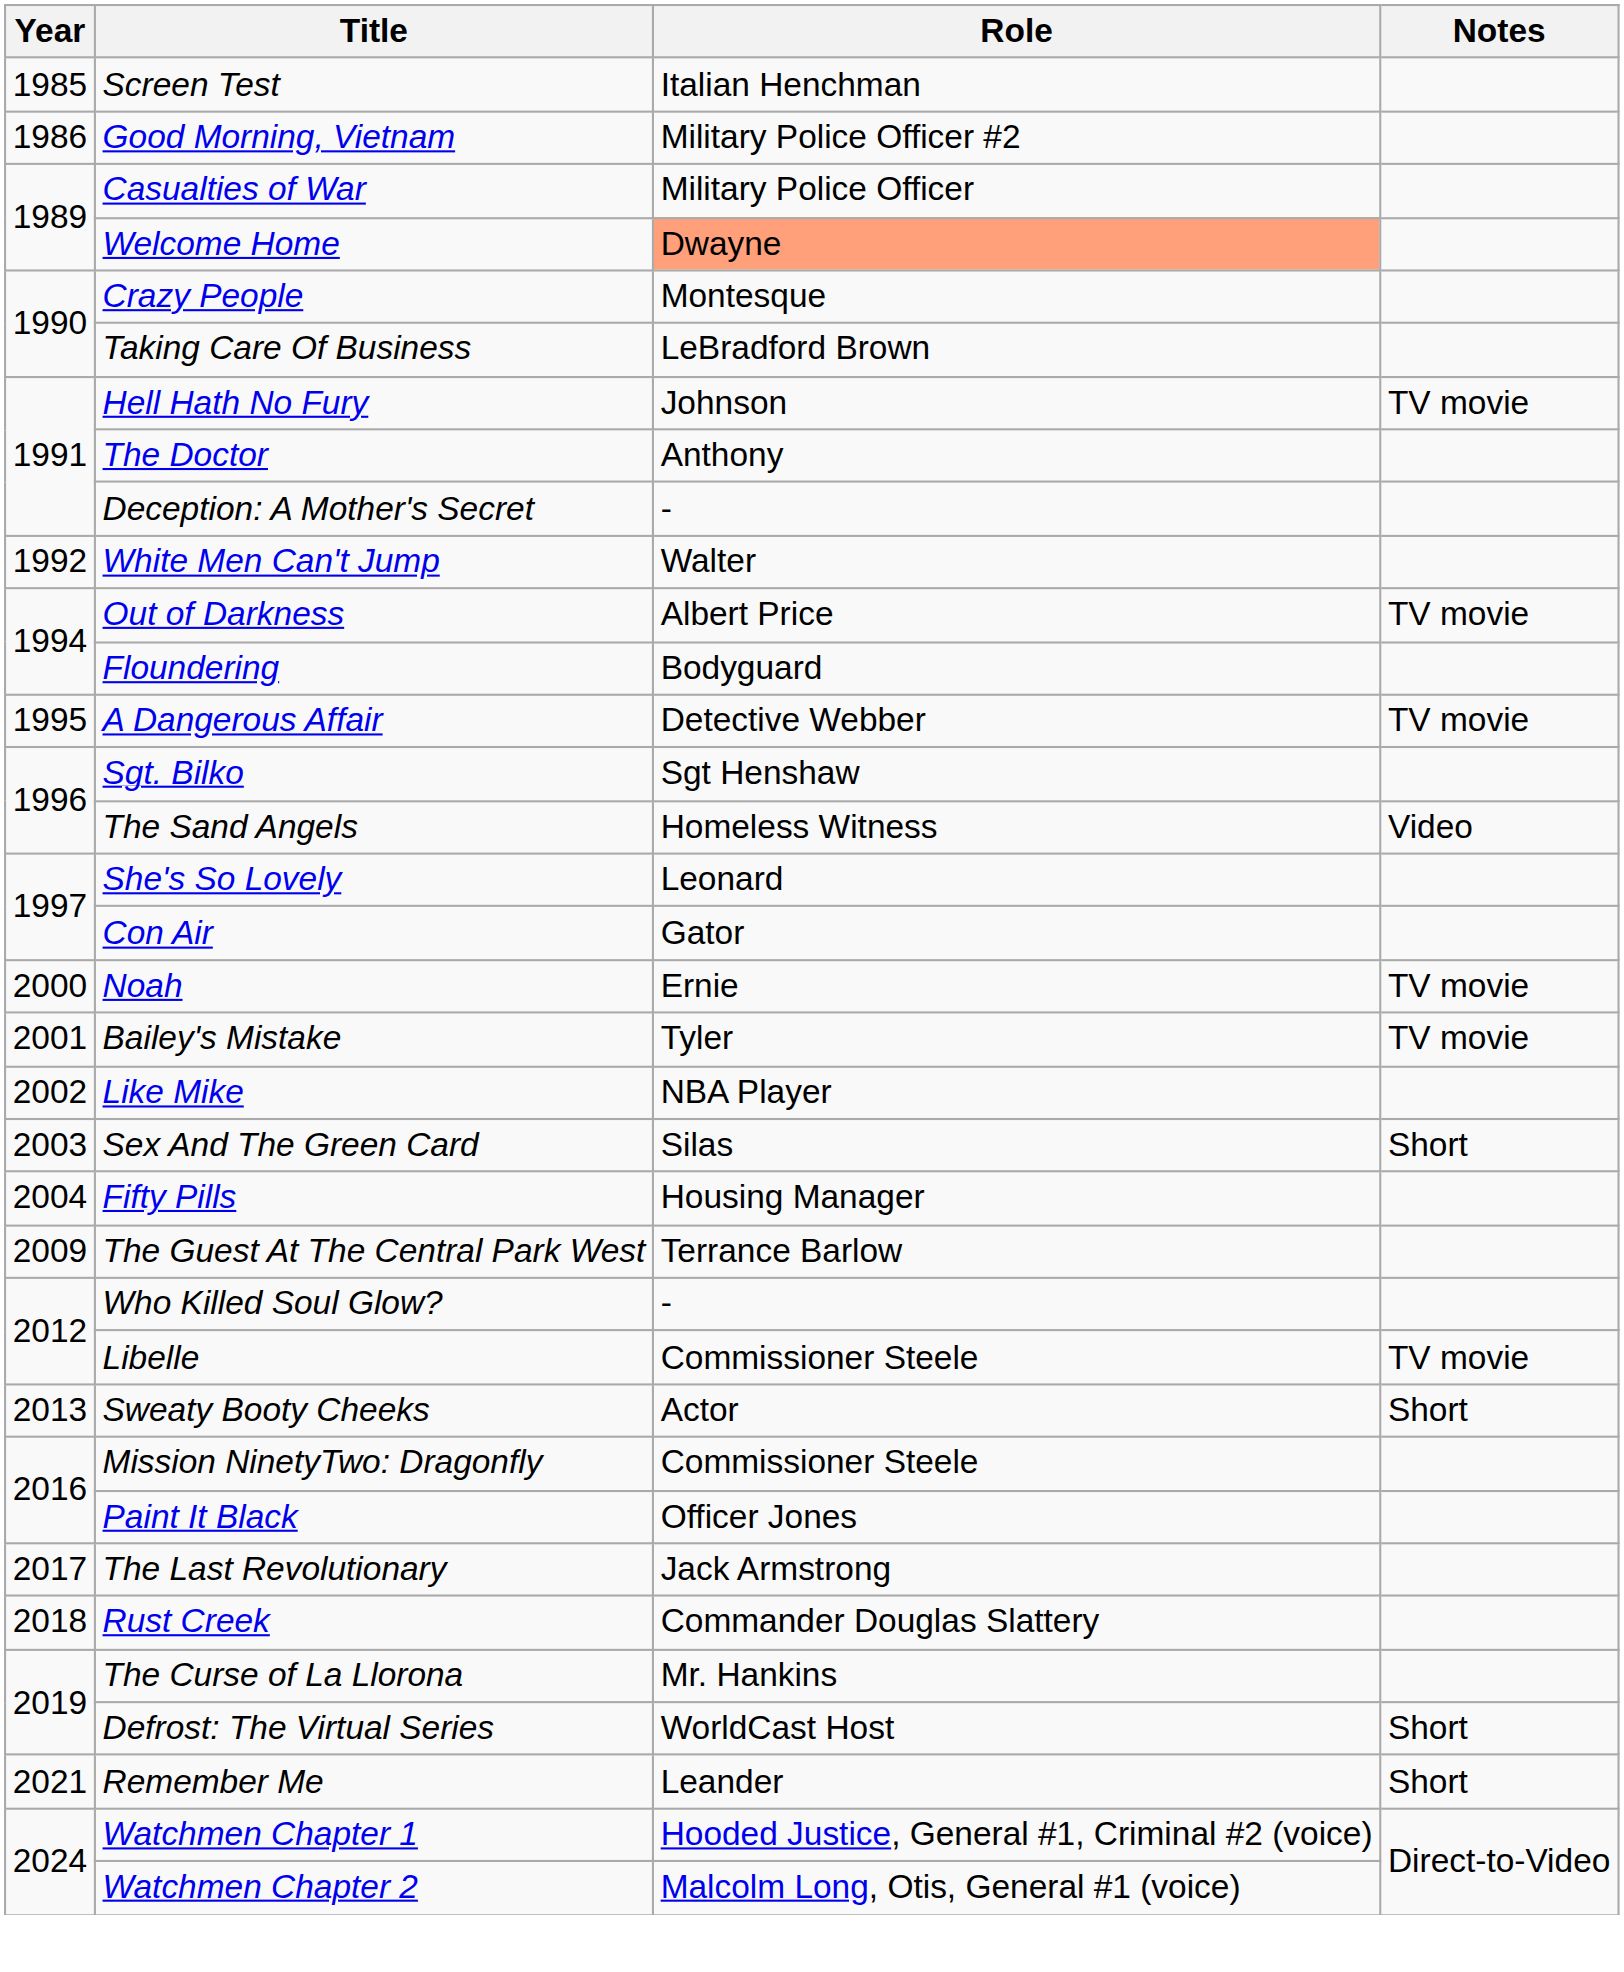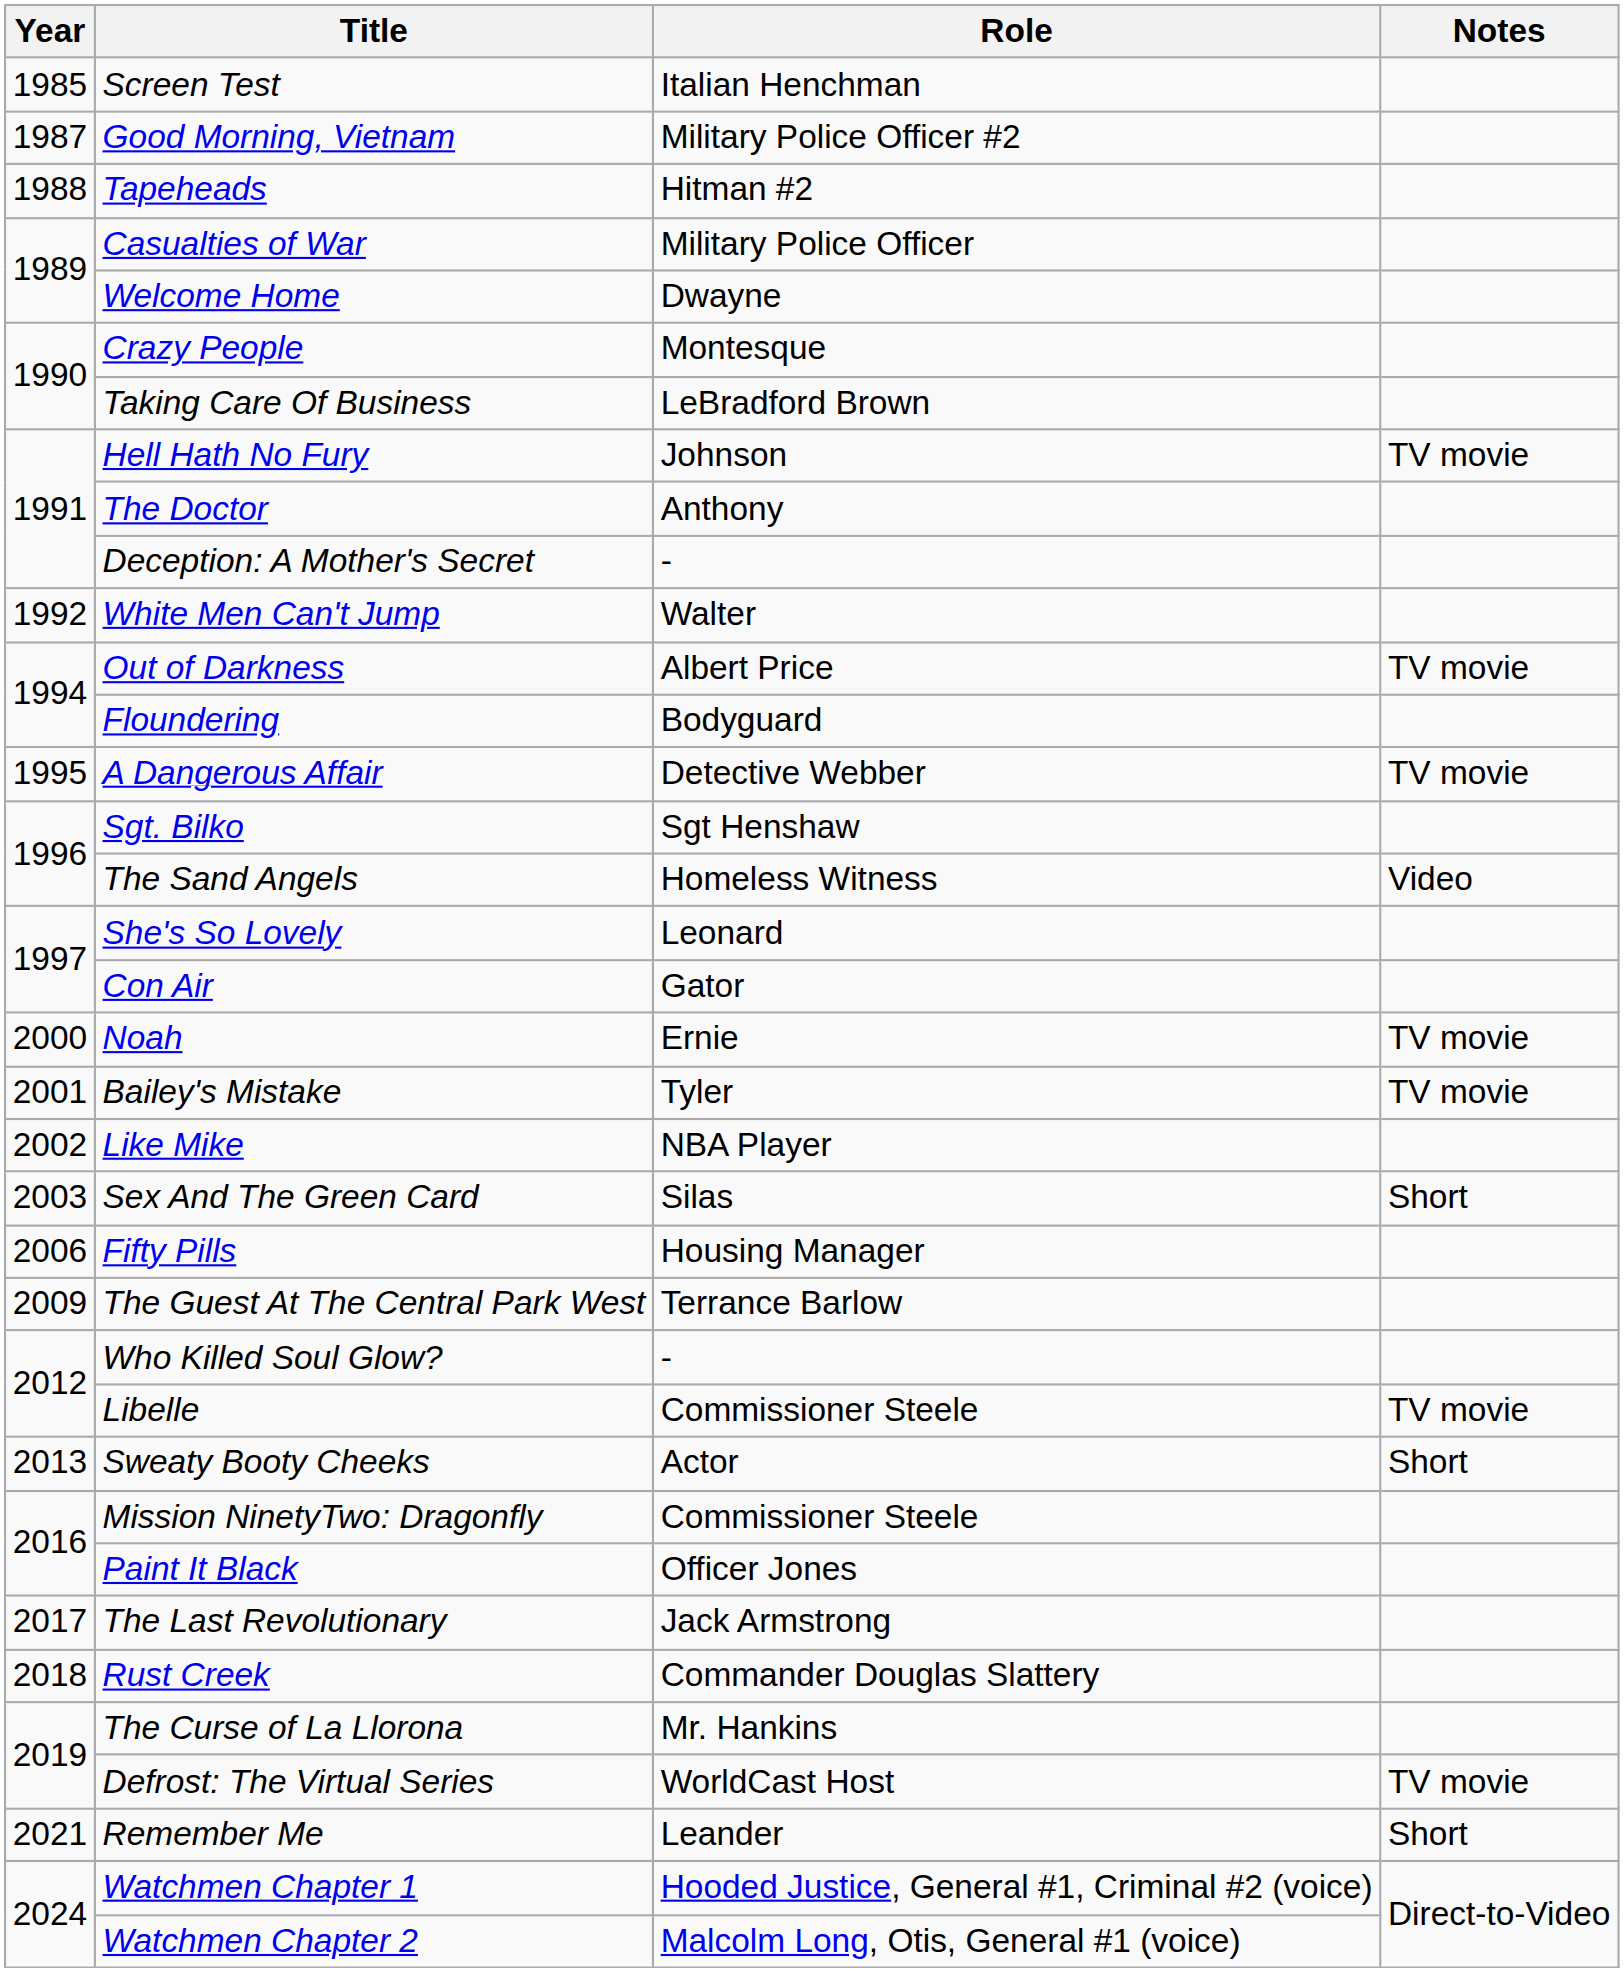(50, 137) 1986 -> (50, 137) 1987
+ row: (185, 190)
(721, 243) lightsalmon background -> (721, 296) no background
(50, 1197) 2004 -> (50, 1250) 2006
(1428, 1728) Short -> (1459, 1781) TV movie
